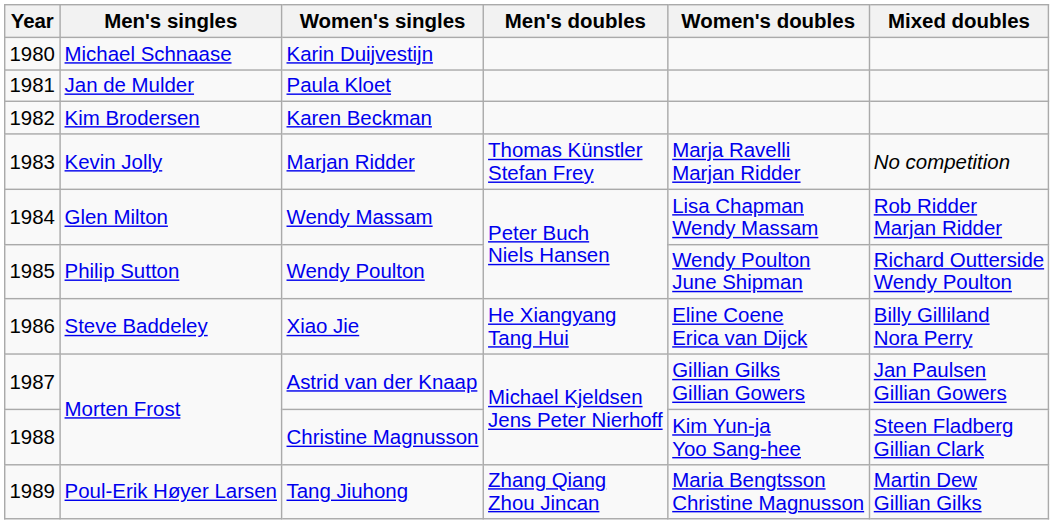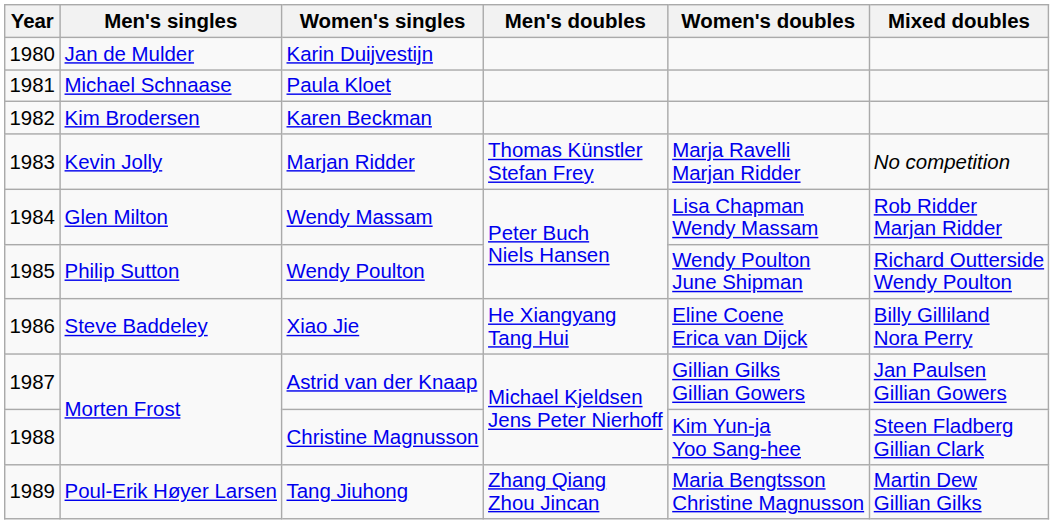(148, 54) Michael Schnaase -> (129, 54) Jan de Mulder
(129, 86) Jan de Mulder -> (148, 86) Michael Schnaase
